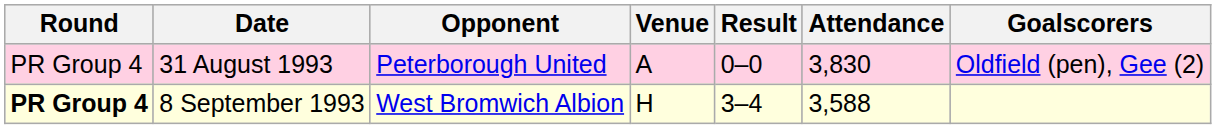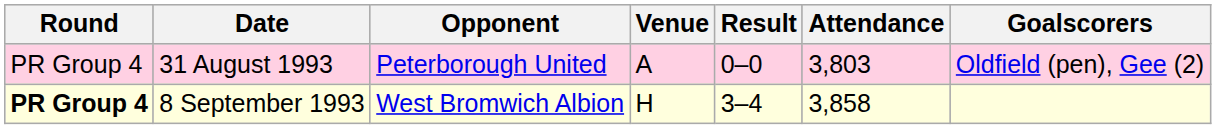(840, 63) 3,830 -> (840, 63) 3,803
(840, 103) 3,588 -> (840, 103) 3,858
